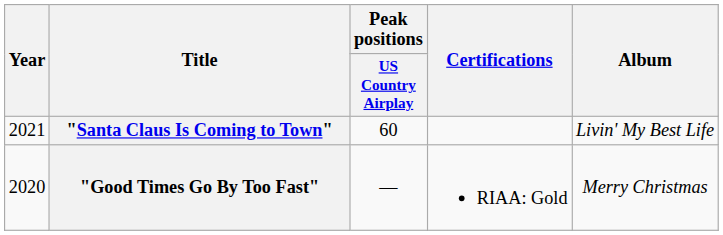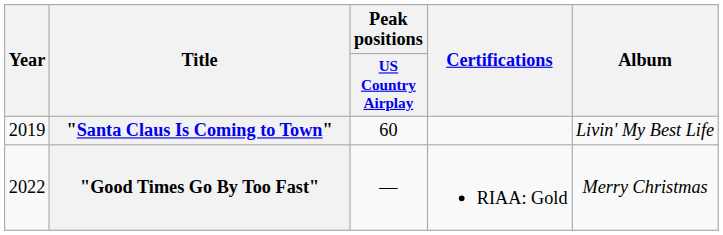(27, 130) 2021 -> (27, 130) 2019
(27, 187) 2020 -> (27, 187) 2022
